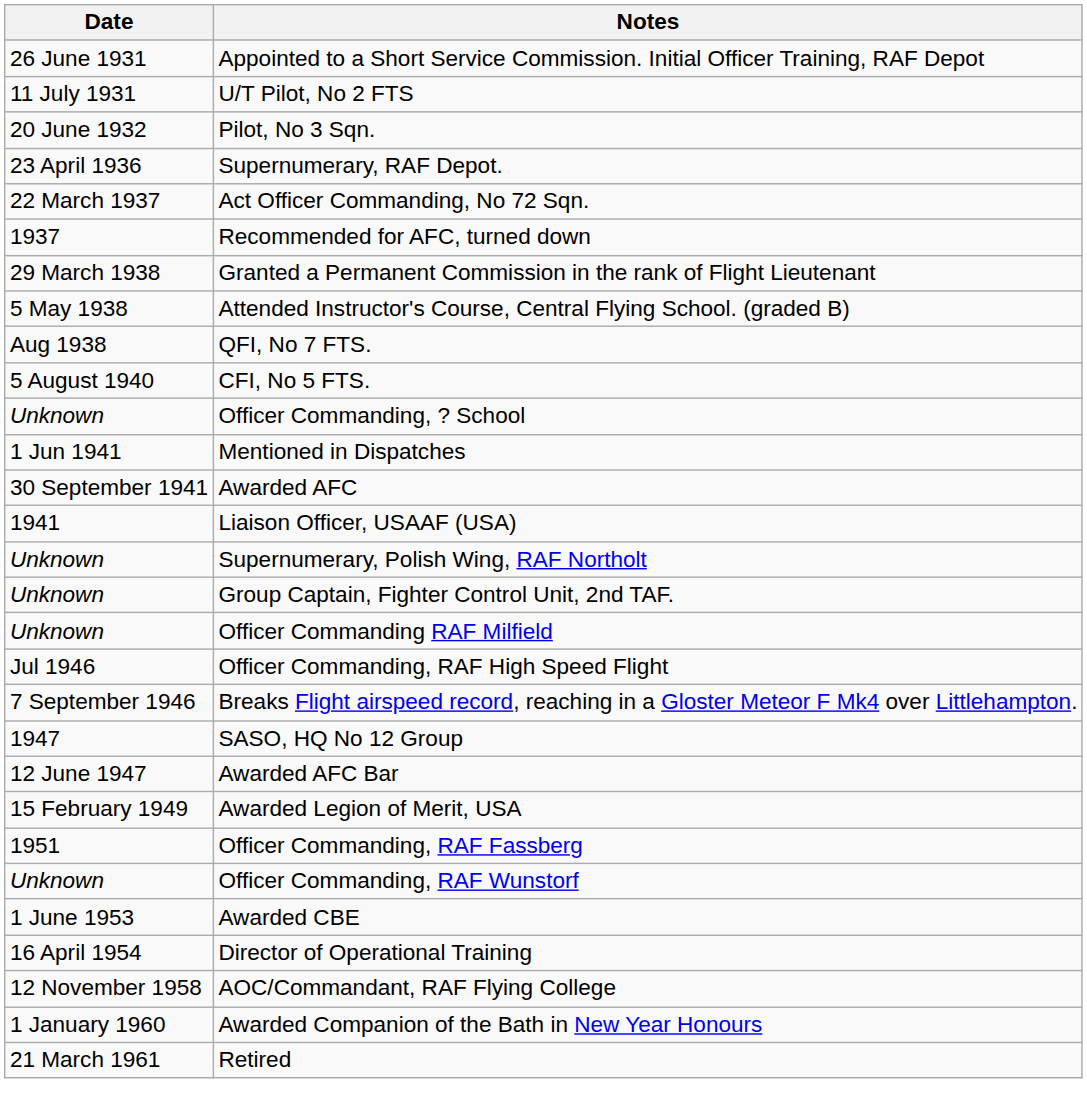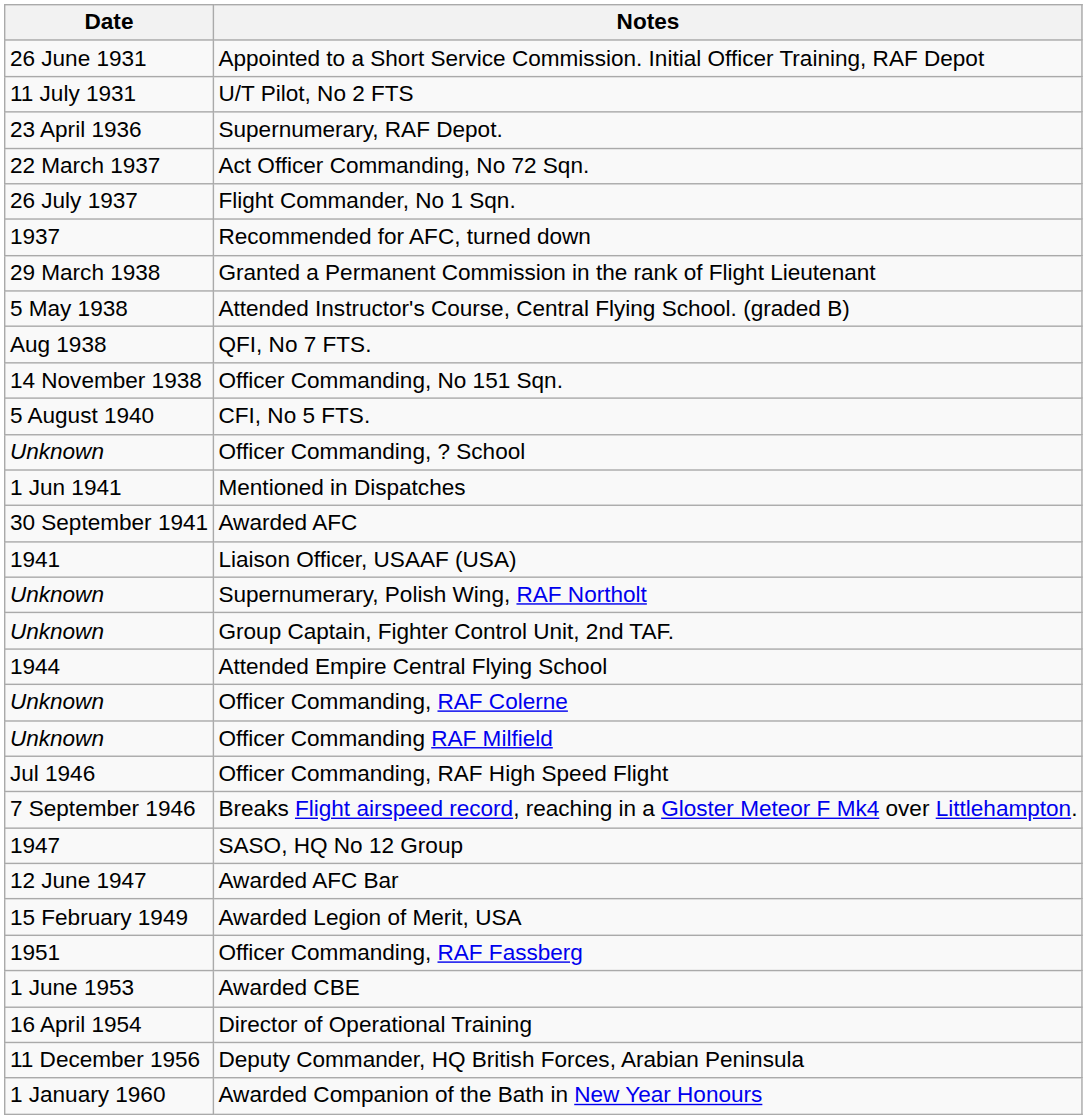- row: (297, 129)
+ row: (367, 201)
+ row: (391, 380)
+ row: (413, 666)
+ row: (393, 702)
- row: (399, 881)
+ row: (511, 1059)
- row: (417, 988)
- row: (255, 1059)
